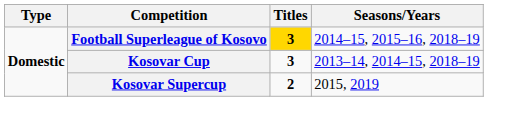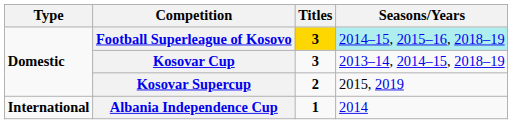(397, 38) no background -> (422, 38) paleturquoise background
+ row: (194, 107)
